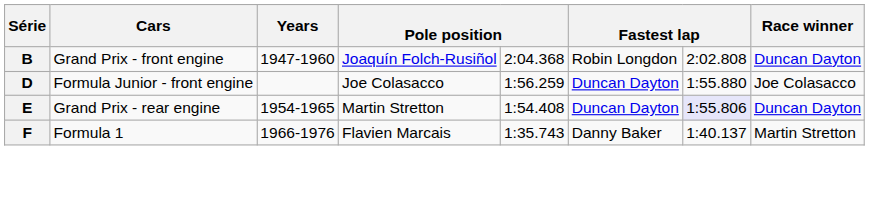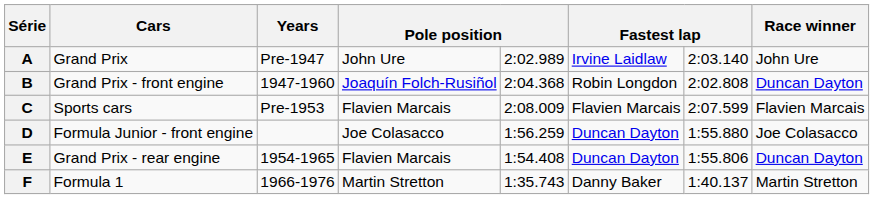+ row: (27, 59)
+ row: (27, 108)
(393, 108) Martin Stretton -> (396, 157) Flavien Marcais
(716, 108) lavender background -> (718, 157) no background
(396, 133) Flavien Marcais -> (393, 182) Martin Stretton
